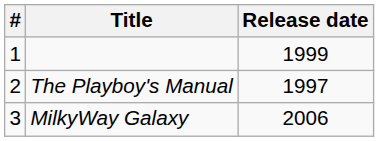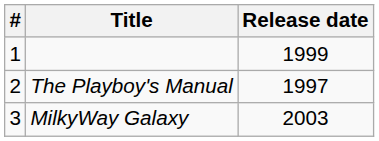(305, 119) 2006 -> (305, 119) 2003
